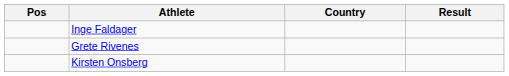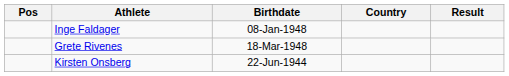+ column: (277, 12)
